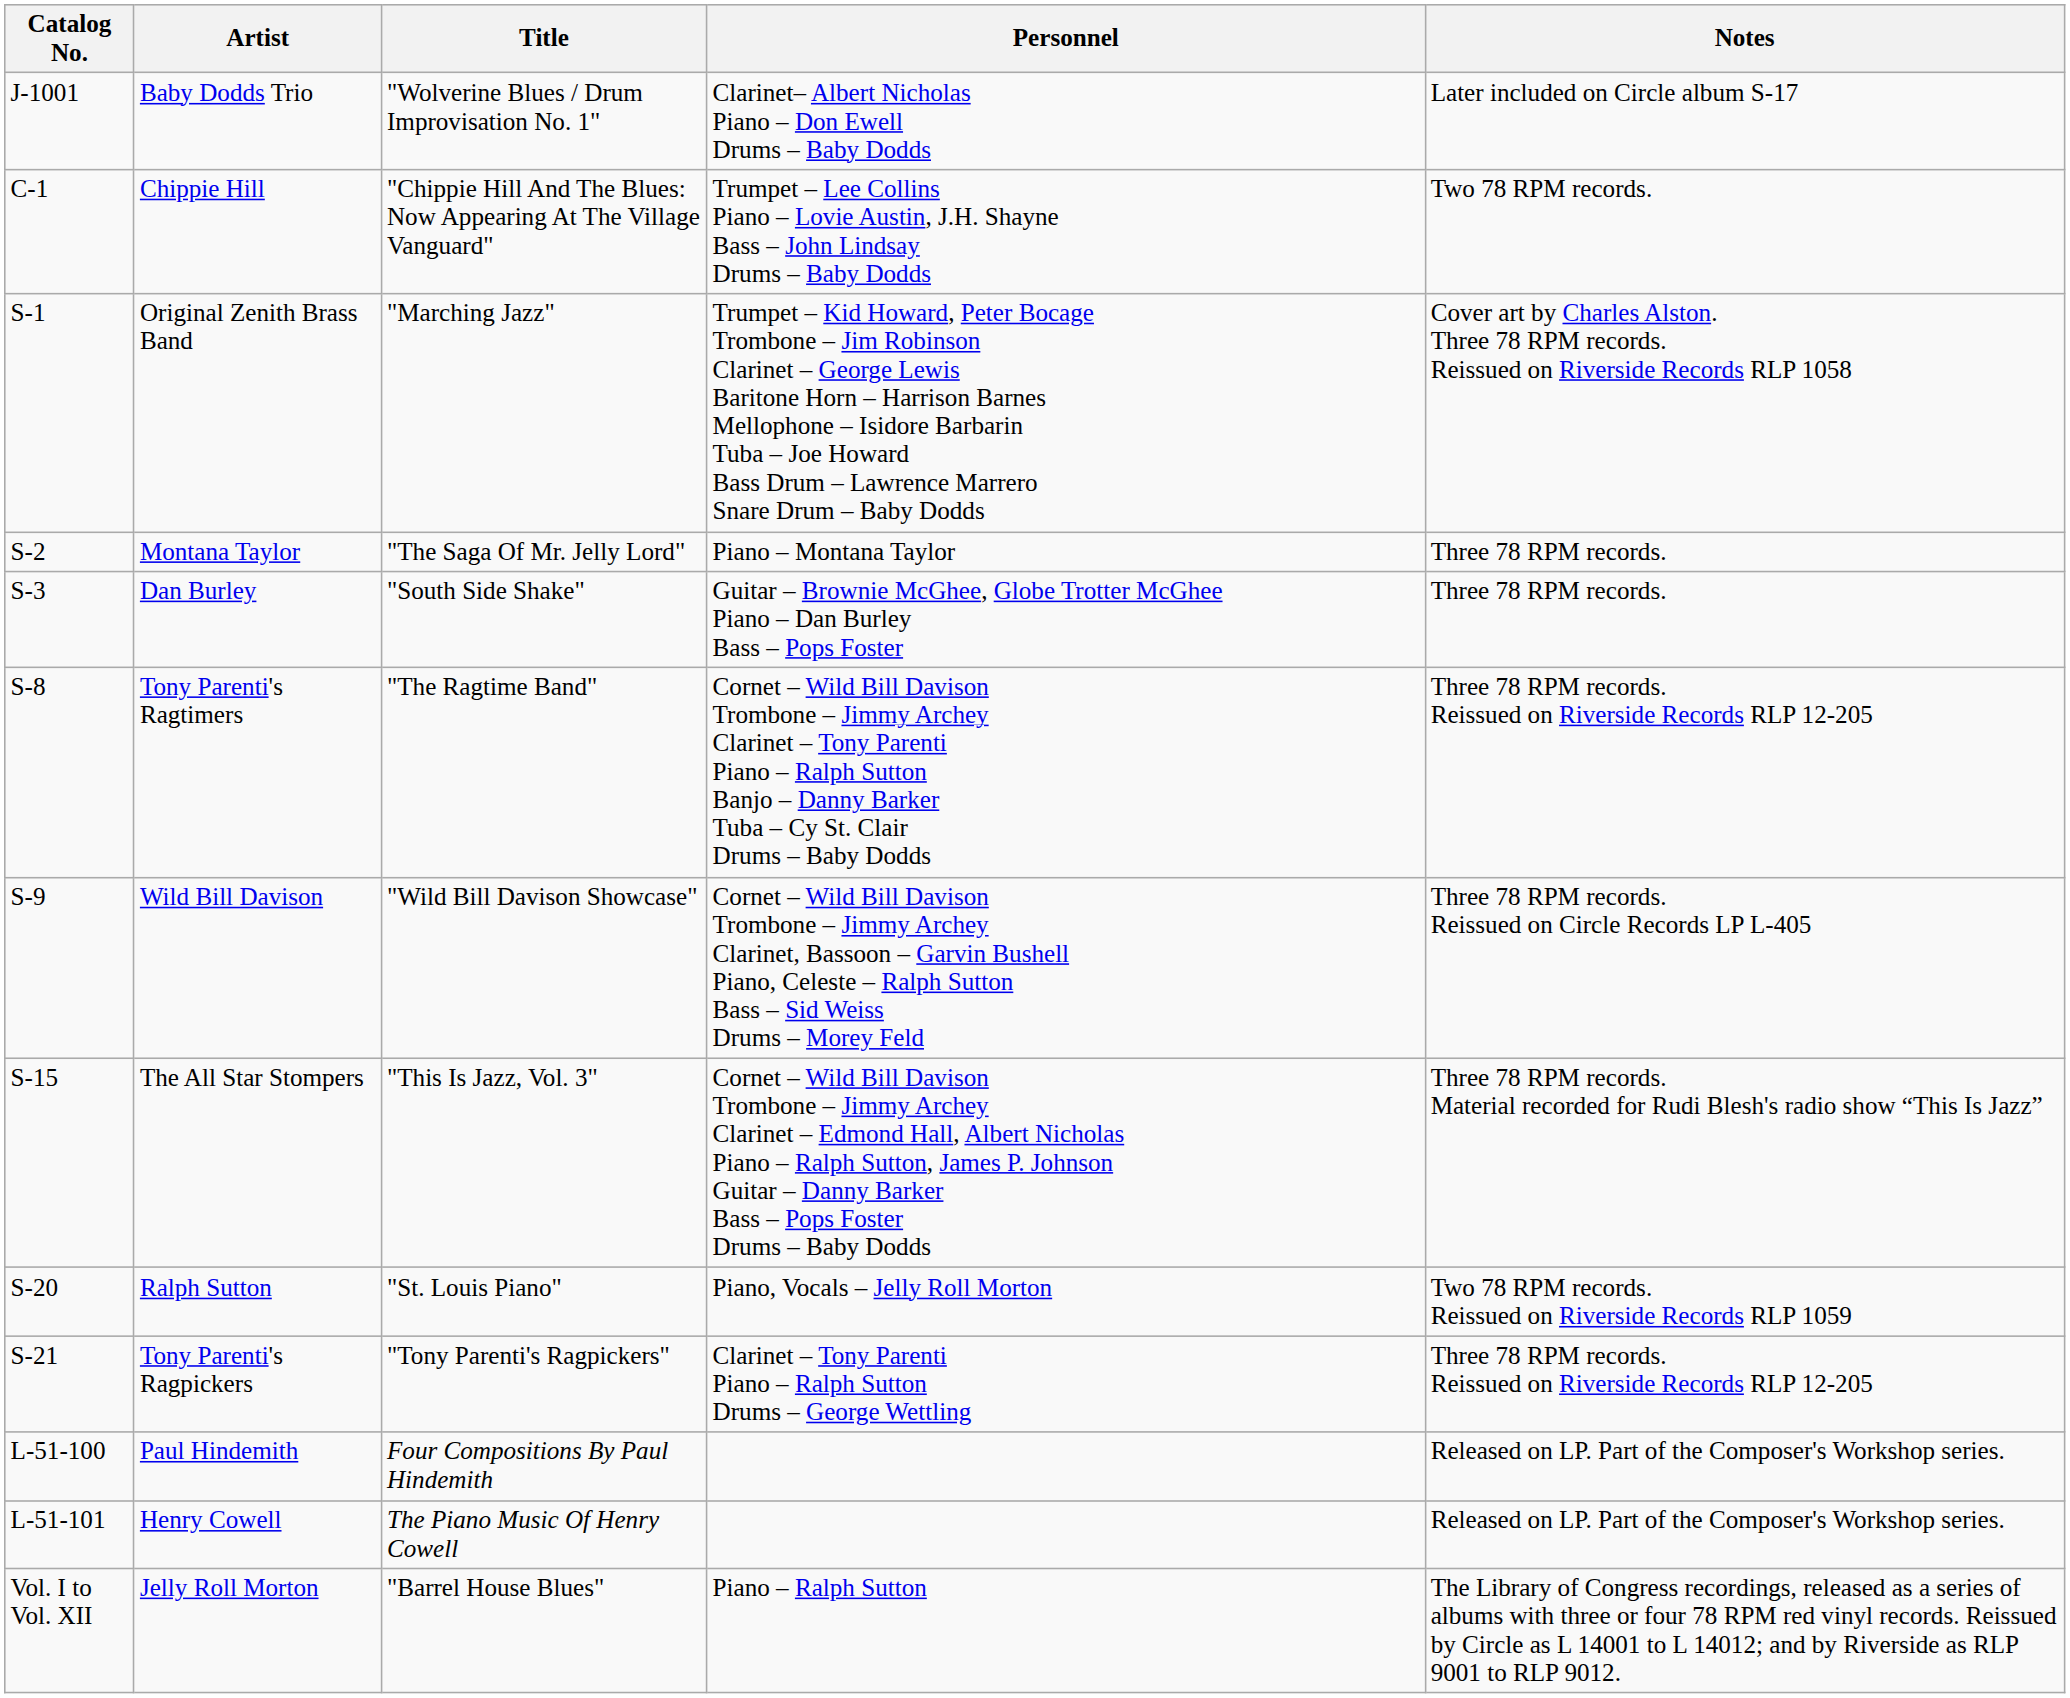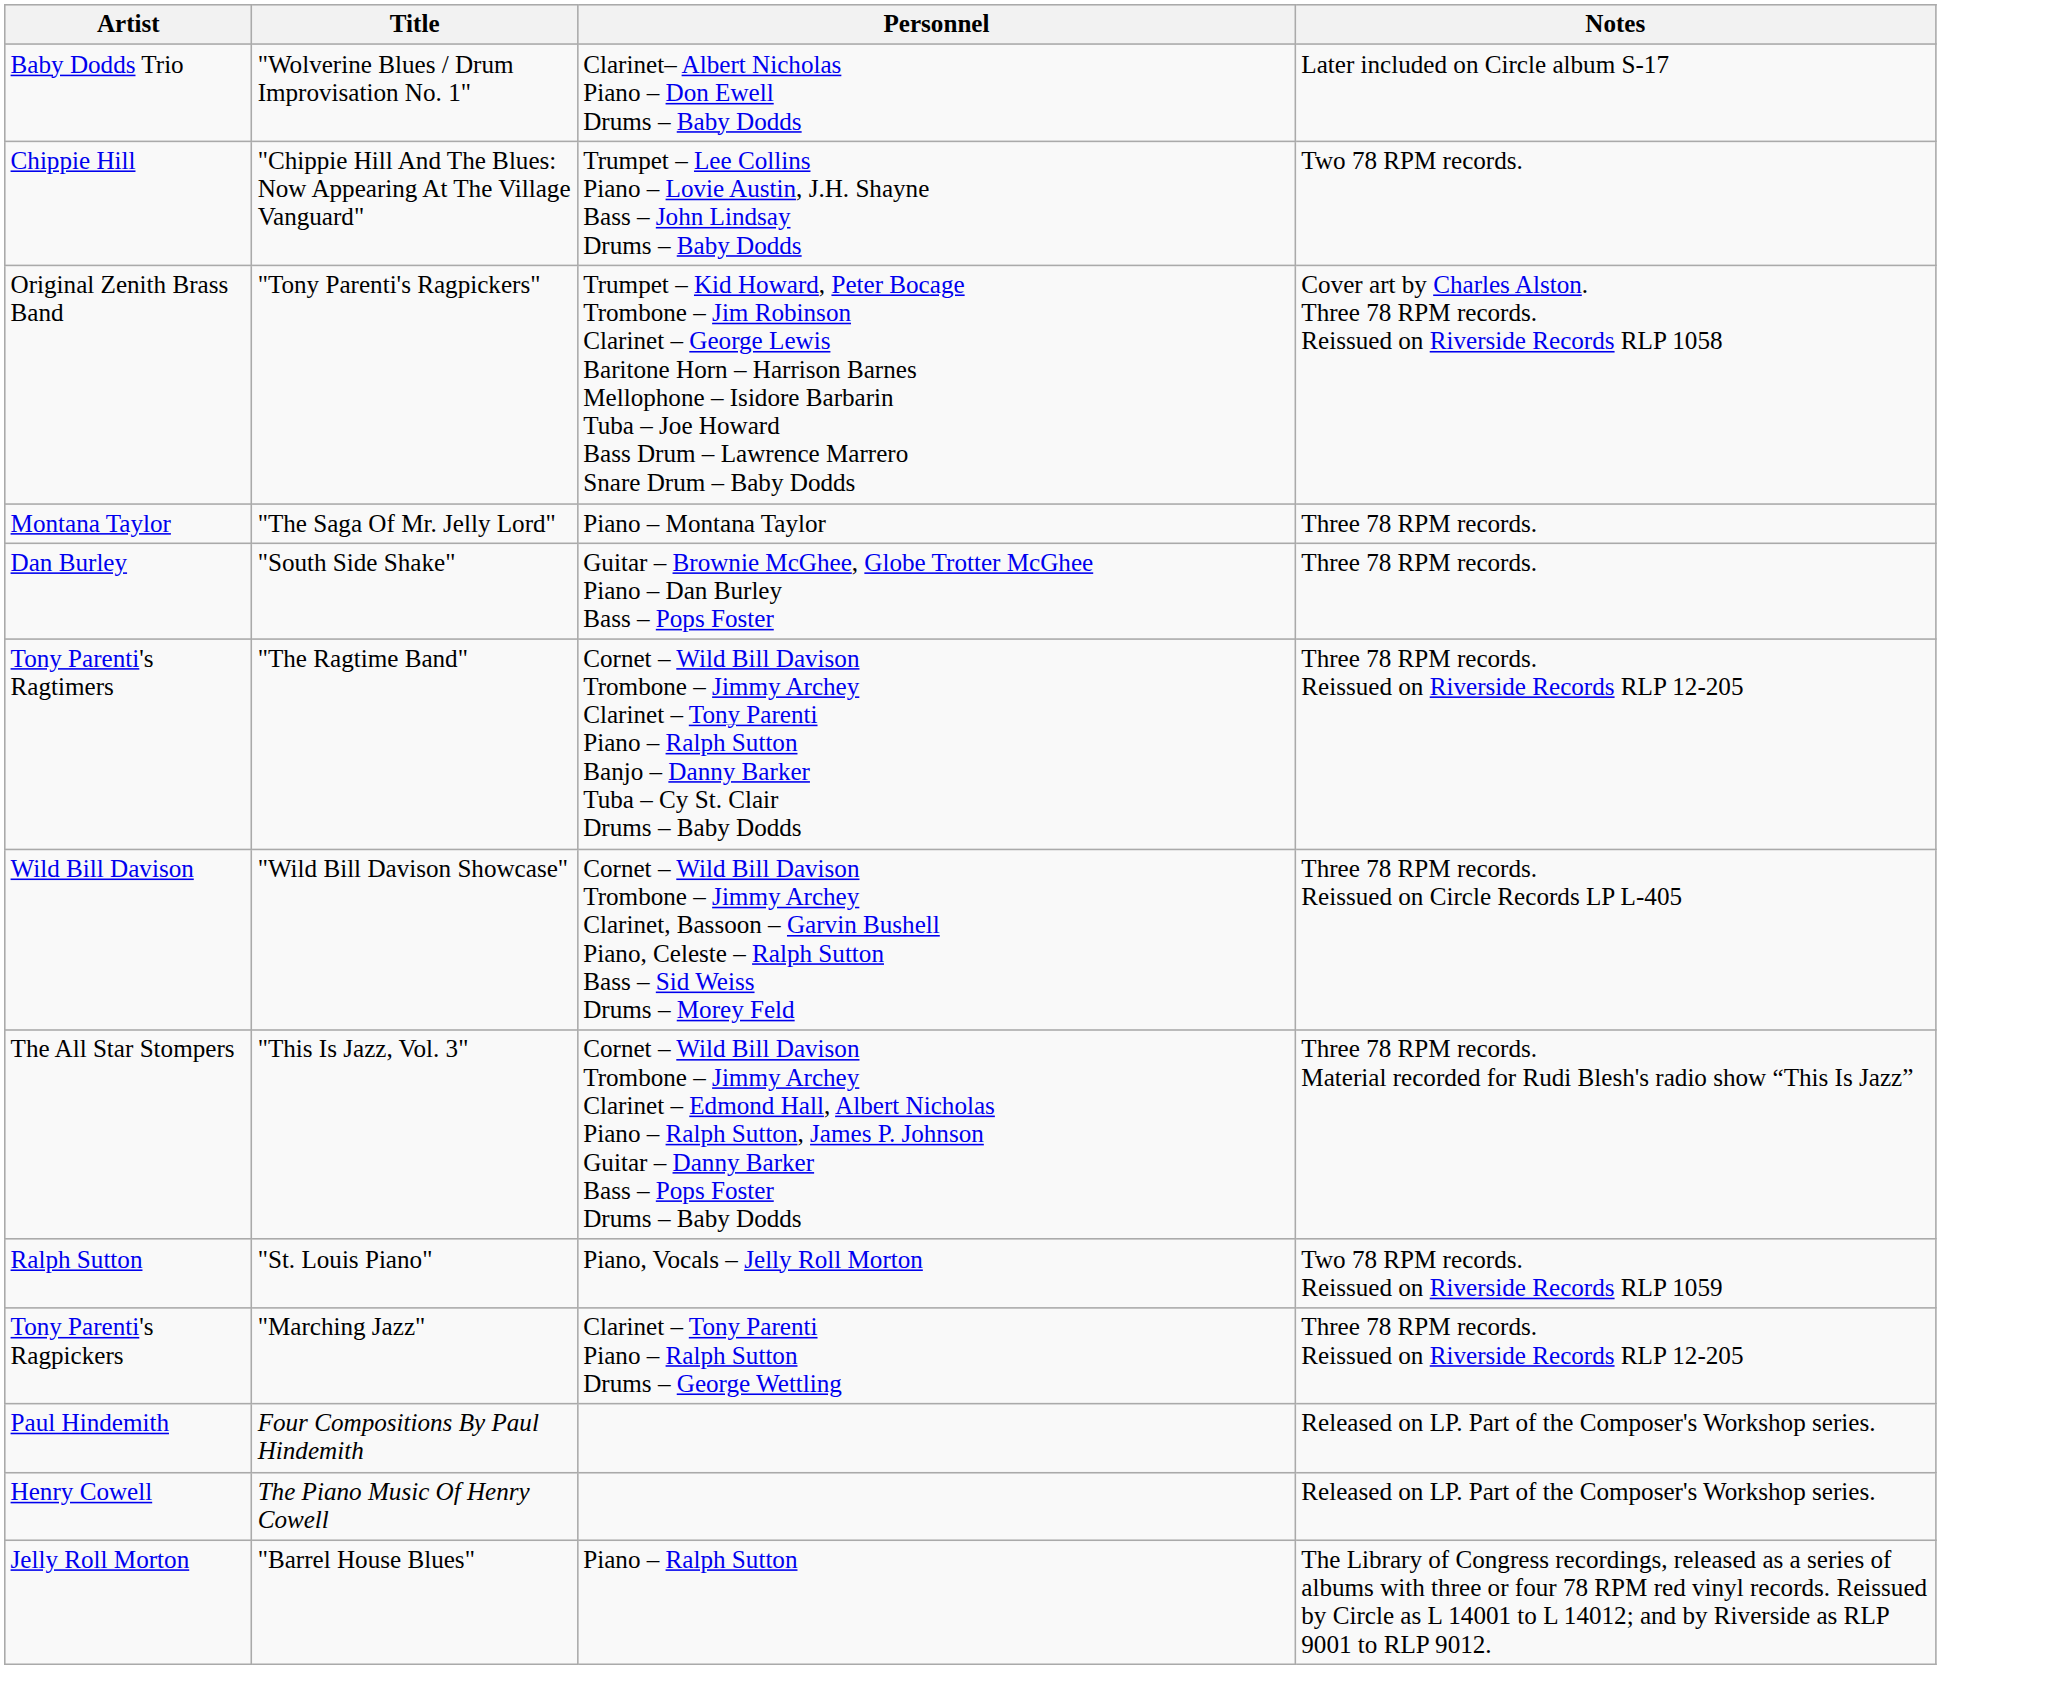- column: (69, 38)
(471, 313) "Marching Jazz" -> (399, 285) "Tony Parenti's Ragpickers"
(528, 1355) "Tony Parenti's Ragpickers" -> (341, 1327) "Marching Jazz"
